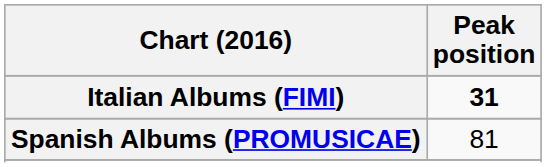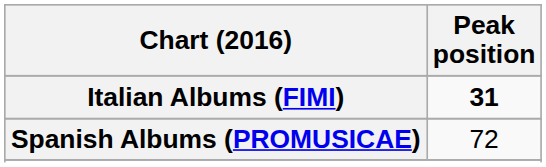(484, 138) 81 -> (484, 138) 72
